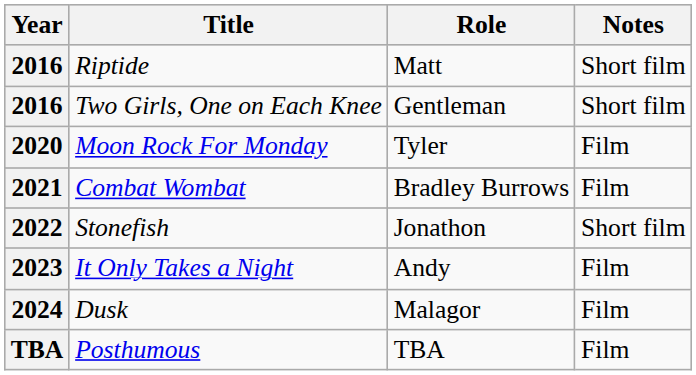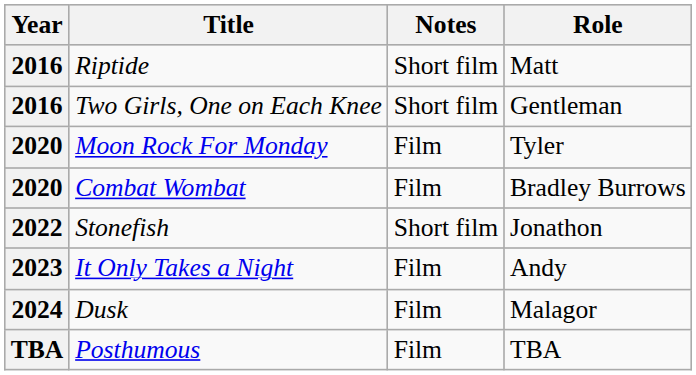columns swapped: (481, 24) <-> (633, 24)
(37, 187) 2021 -> (37, 187) 2020
